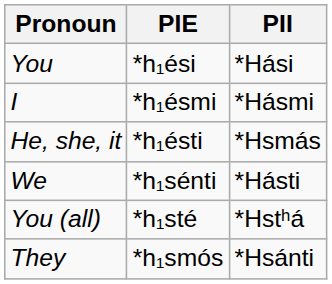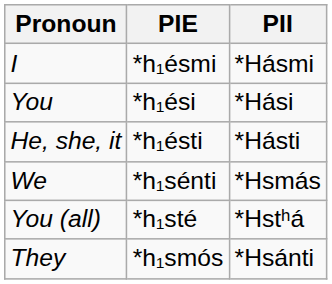rows swapped: (14, 102) <-> (32, 63)
(278, 141) *Hsmás -> (267, 141) *Hásti
(267, 180) *Hásti -> (278, 180) *Hsmás
